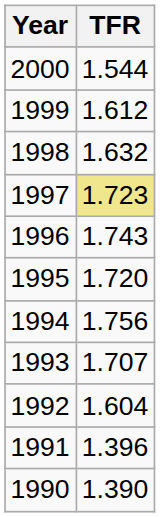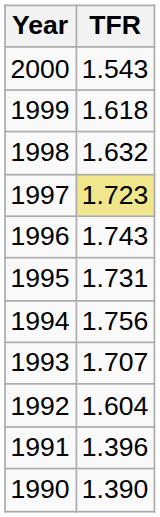(115, 68) 1.544 -> (115, 68) 1.543
(115, 110) 1.612 -> (115, 110) 1.618
(115, 278) 1.720 -> (115, 278) 1.731
